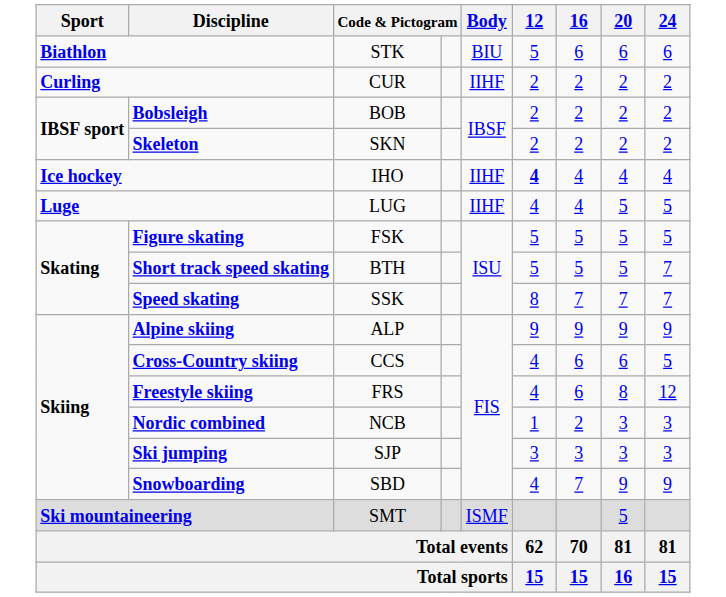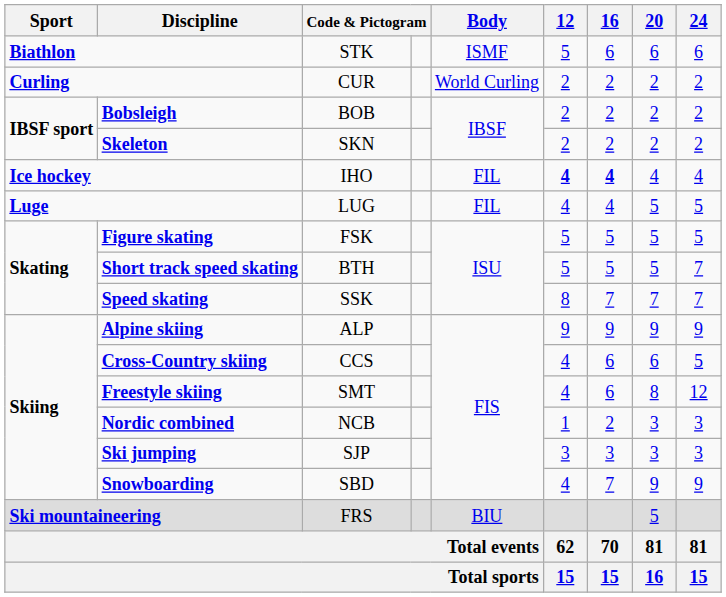(487, 51) BIU -> (487, 51) ISMF
(487, 82) IIHF -> (487, 82) World Curling
(487, 175) IIHF -> (487, 175) FIL
(579, 175) normal -> (610, 175) bold
(487, 206) IIHF -> (487, 206) FIL
(387, 391) FRS -> (356, 391) SMT
(387, 515) SMT -> (356, 515) FRS
(487, 515) ISMF -> (487, 515) BIU
